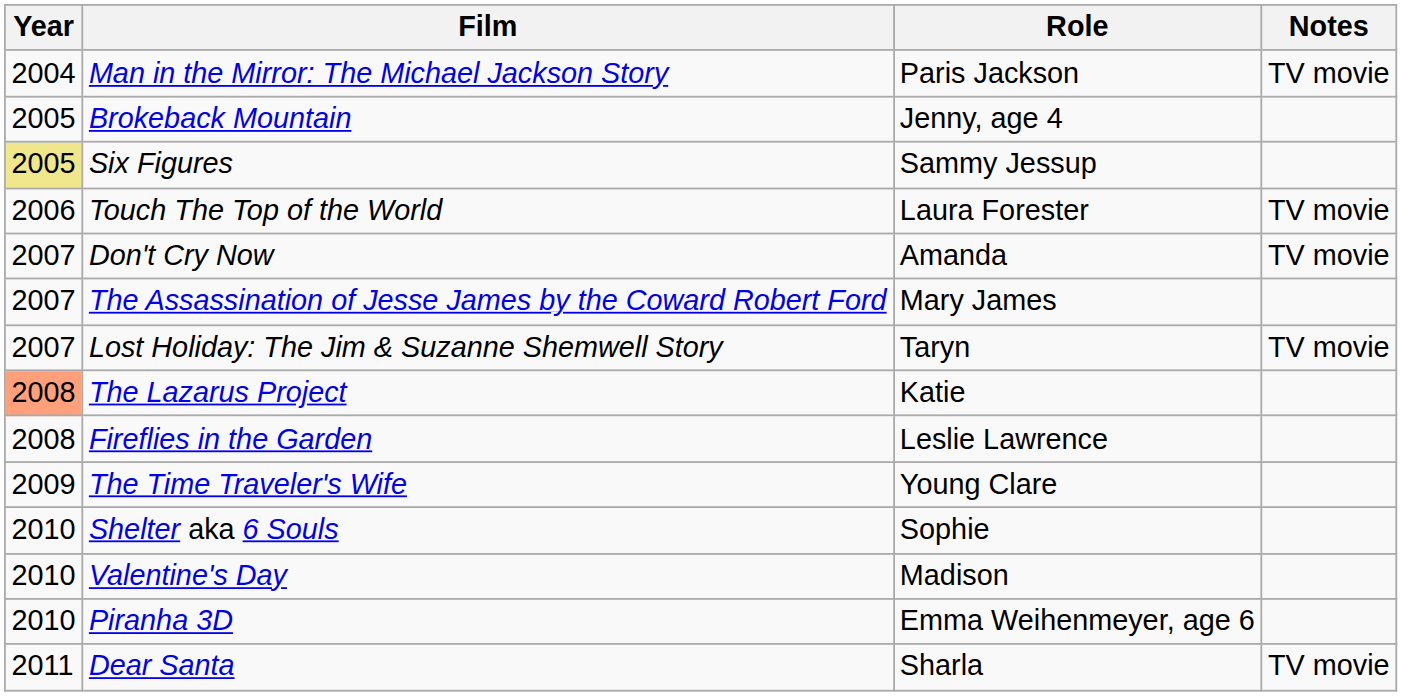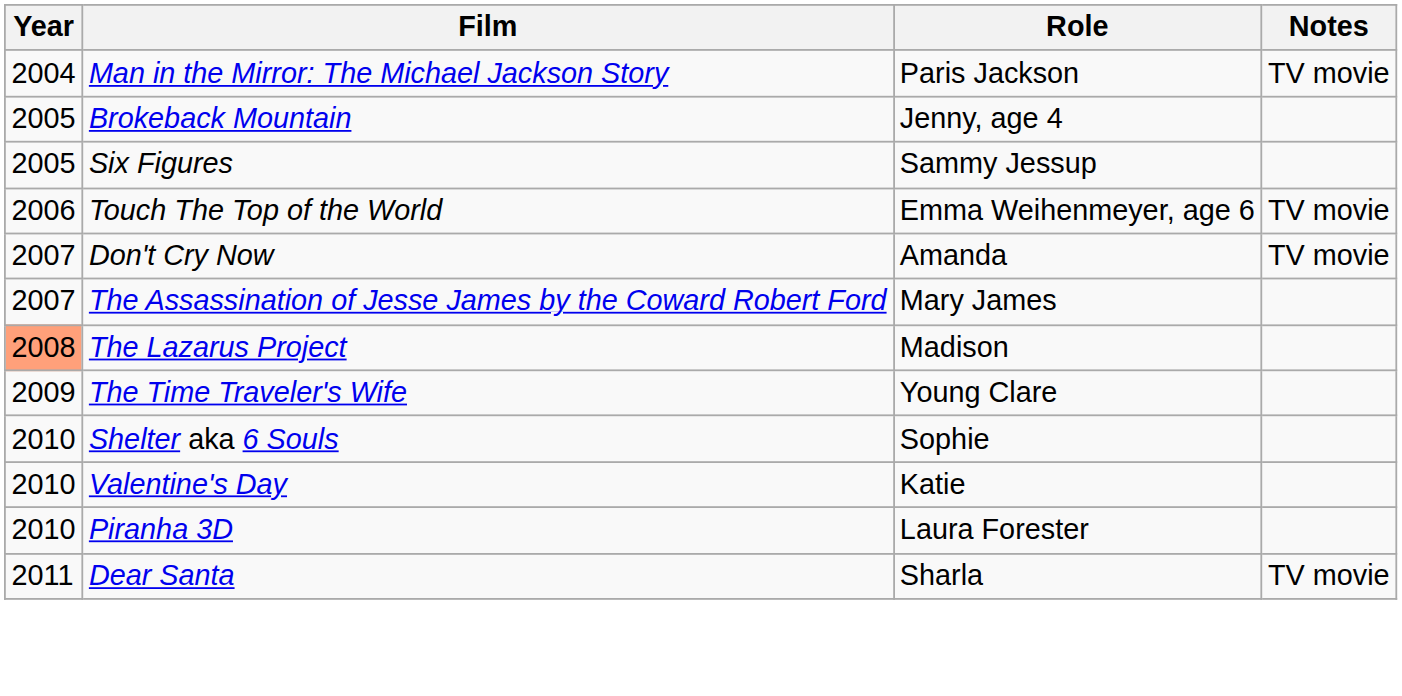(44, 164) khaki background -> (44, 164) no background
(994, 210) Laura Forester -> (1077, 210) Emma Weihenmeyer, age 6
- row: (406, 347)
(933, 392) Katie -> (954, 347) Madison
- row: (231, 438)
(954, 575) Madison -> (933, 484) Katie
(1077, 621) Emma Weihenmeyer, age 6 -> (994, 529) Laura Forester
